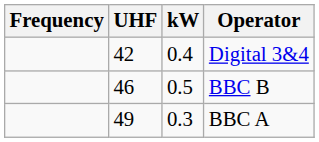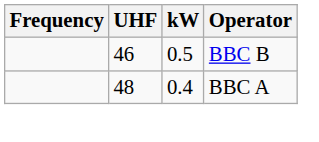- row: (259, 53)
(124, 119) 49 -> (124, 86) 48
(180, 119) 0.3 -> (180, 86) 0.4
